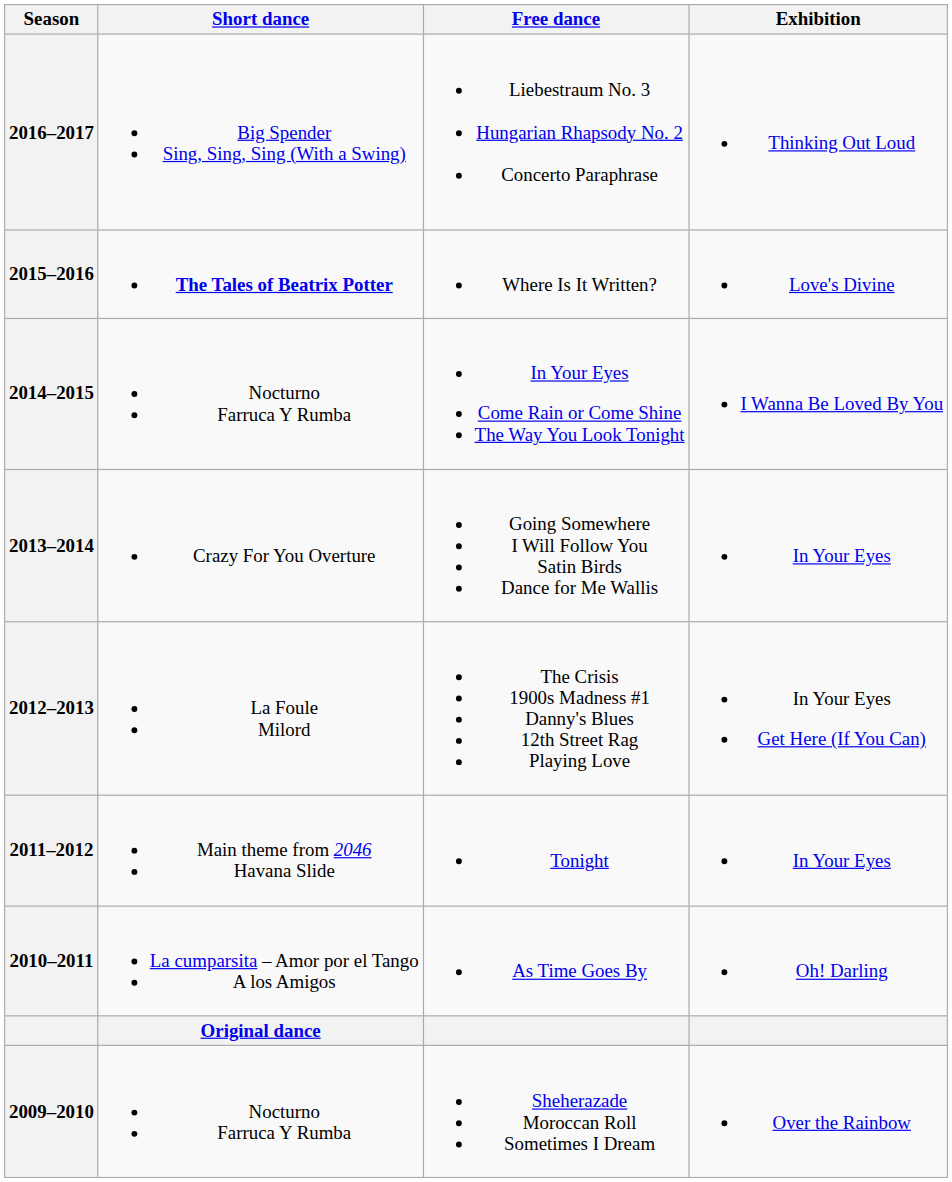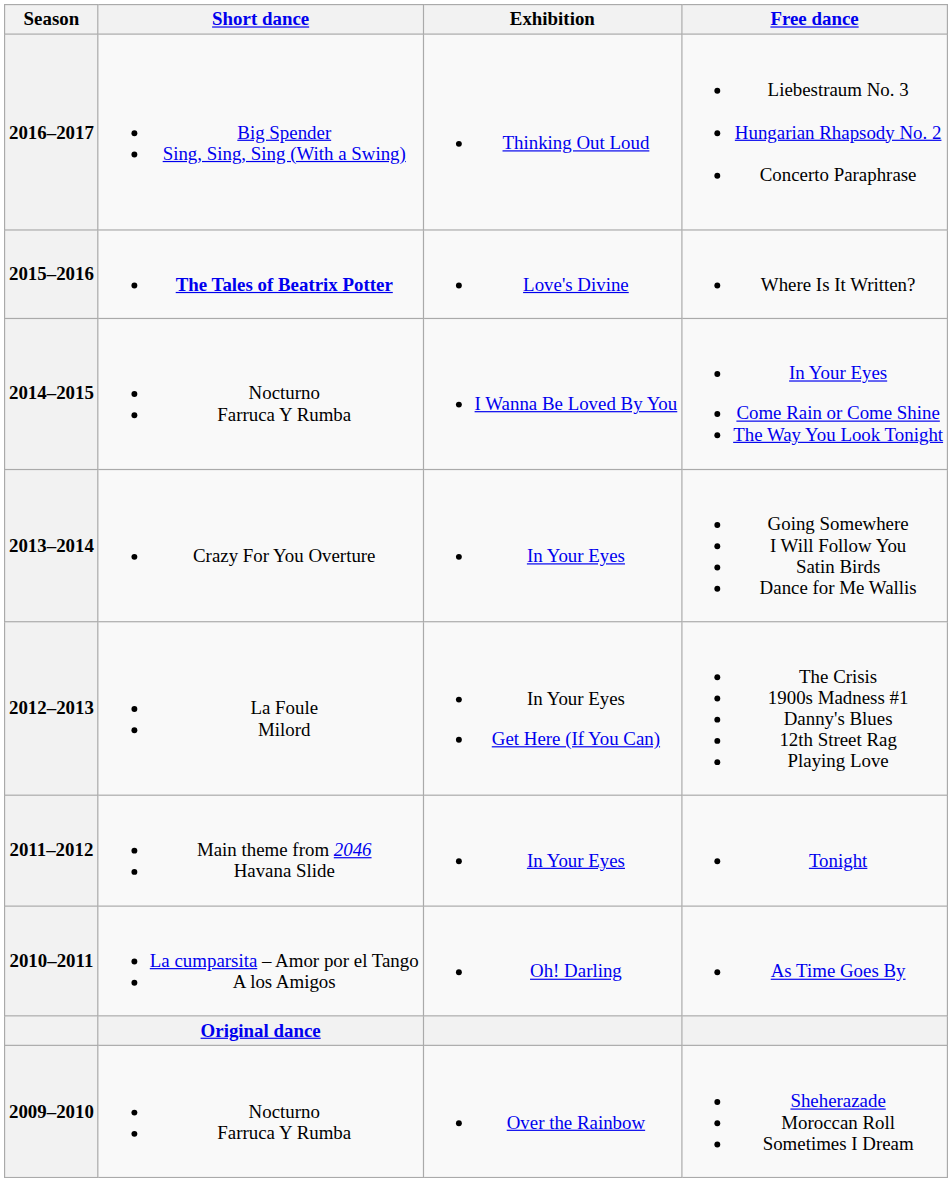columns swapped: (556, 19) <-> (818, 19)
